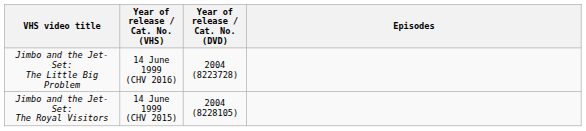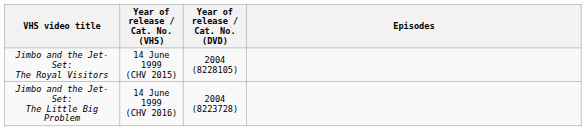rows swapped: (62, 109) <-> (62, 70)
